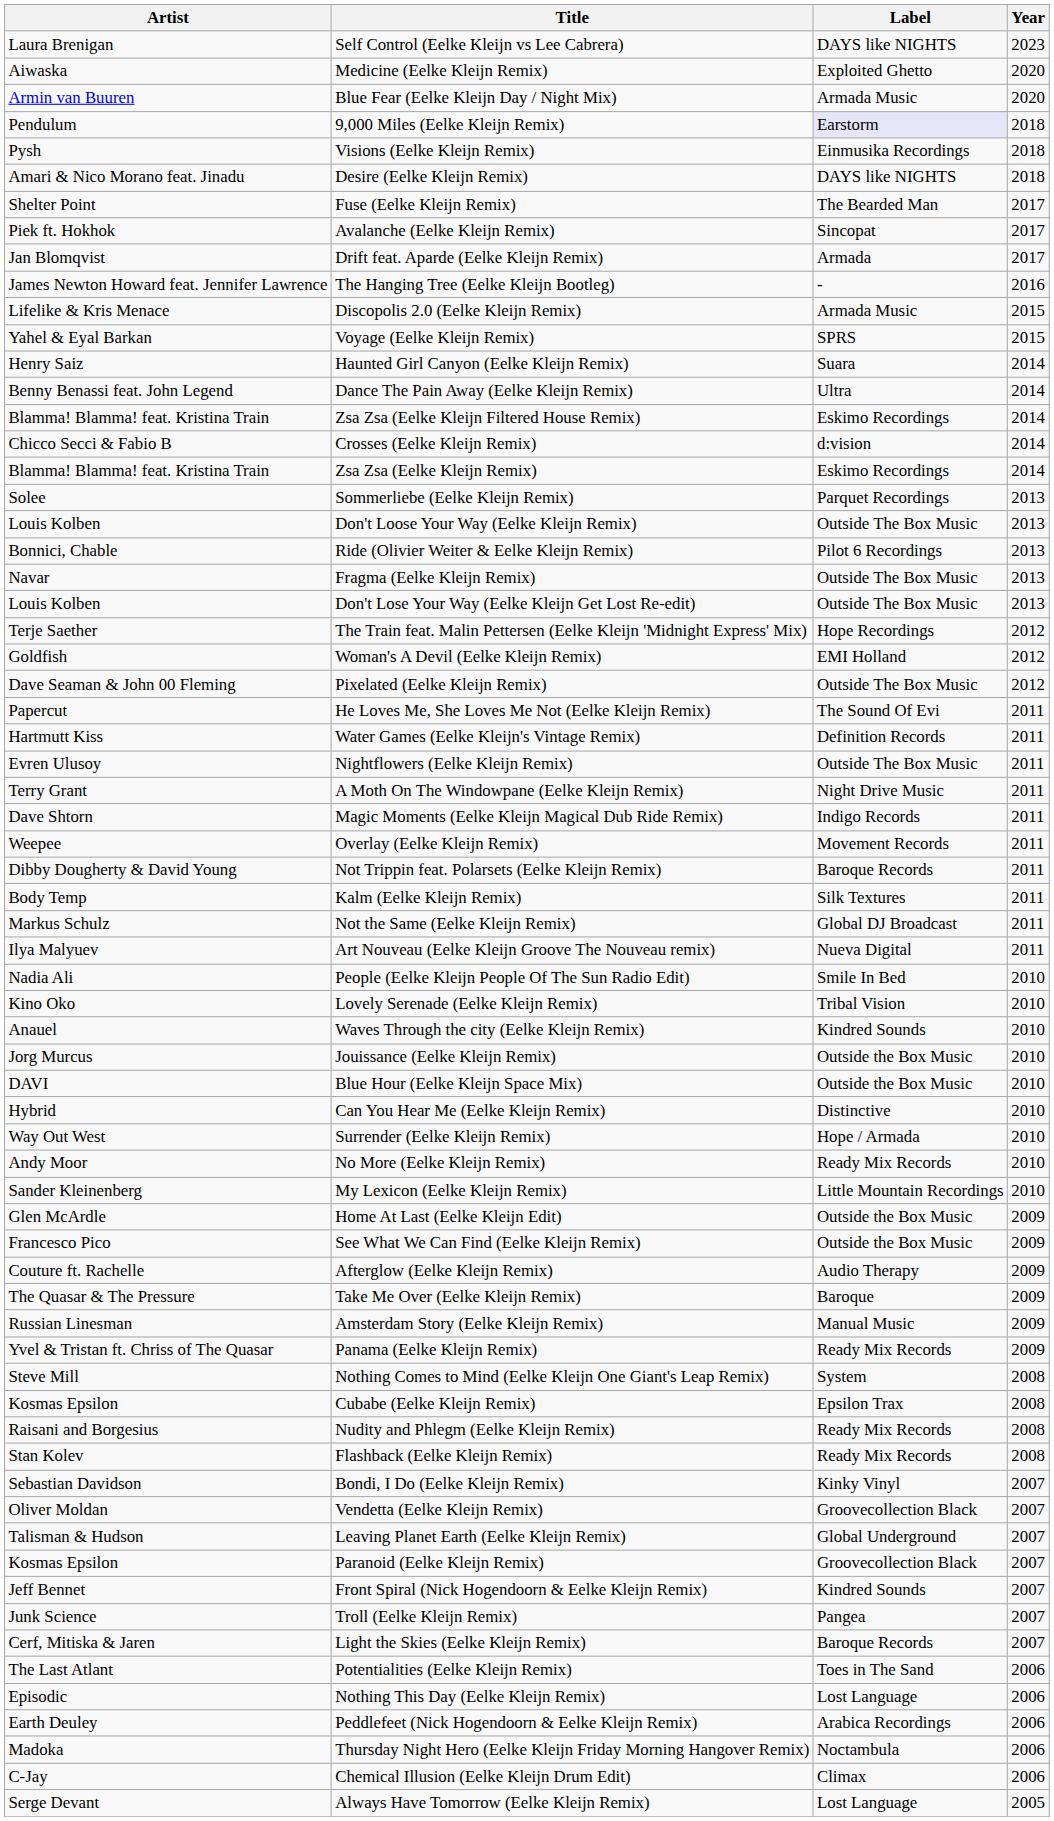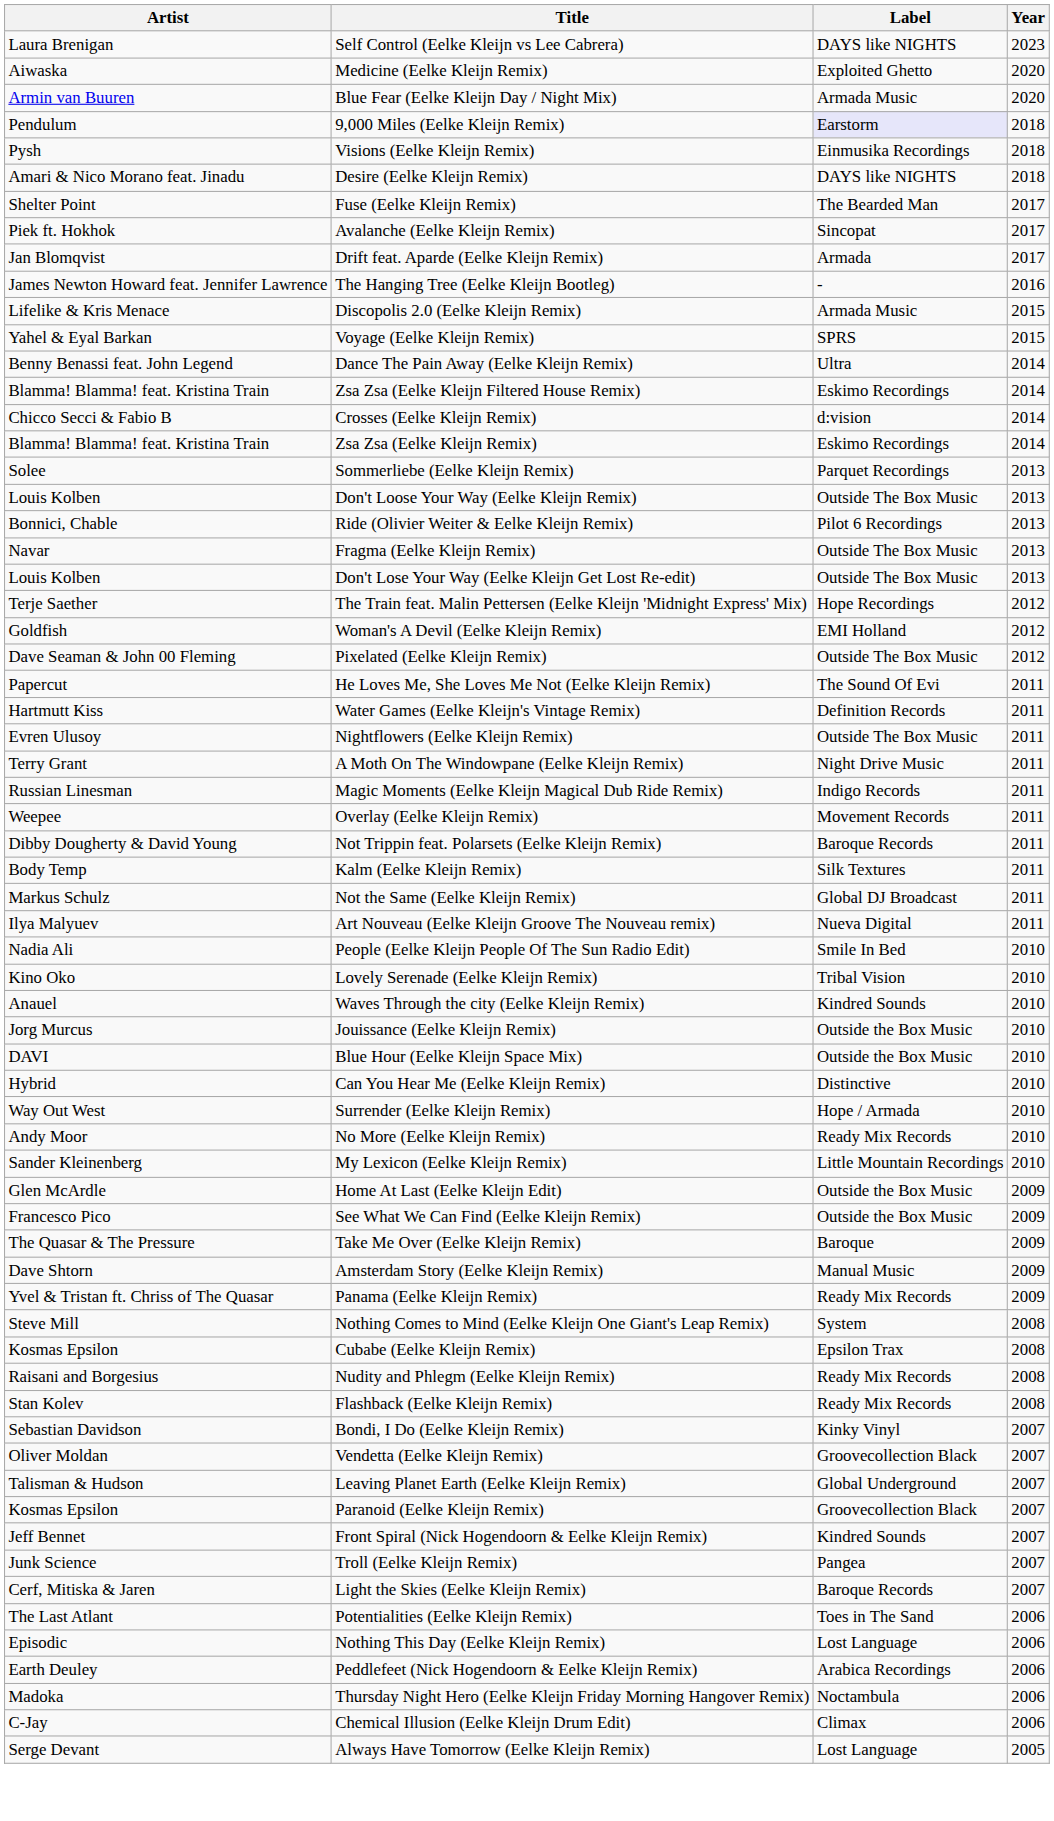- row: (482, 364)
(51, 817) Dave Shtorn -> (70, 790) Russian Linesman
- row: (444, 1270)
(70, 1323) Russian Linesman -> (51, 1270) Dave Shtorn
